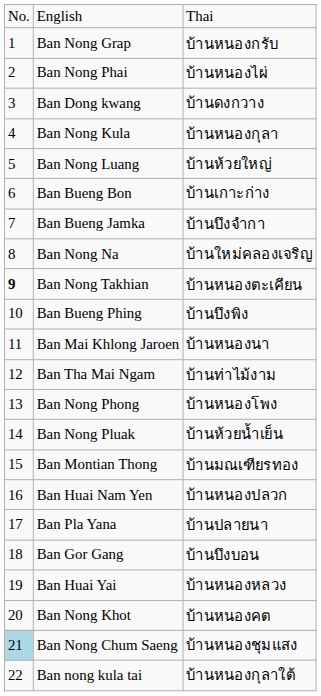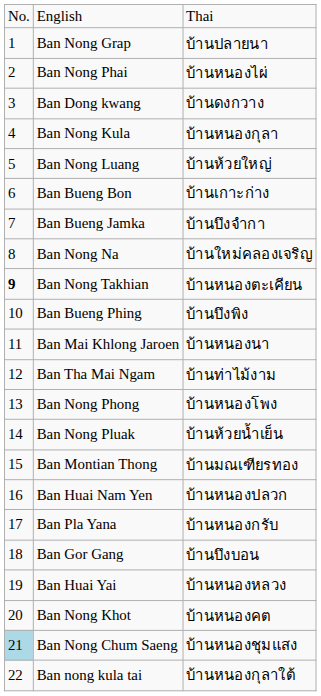(232, 43) บ้านหนองกรับ -> (227, 43) บ้านปลายนา
(227, 525) บ้านปลายนา -> (232, 525) บ้านหนองกรับ
